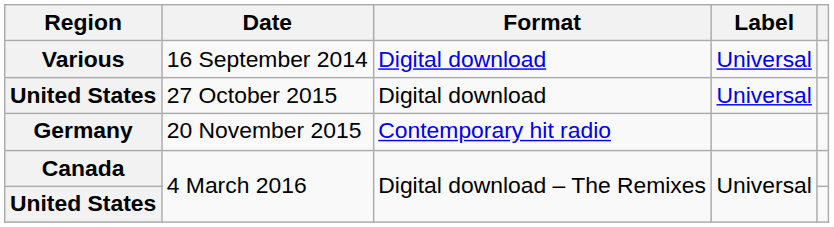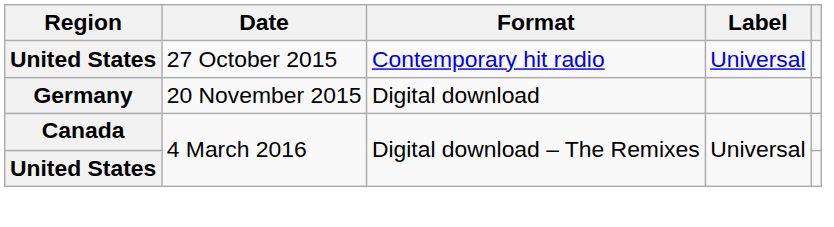- row: (83, 58)
(462, 95) Digital download -> (488, 58) Contemporary hit radio
(495, 131) Contemporary hit radio -> (456, 95) Digital download
